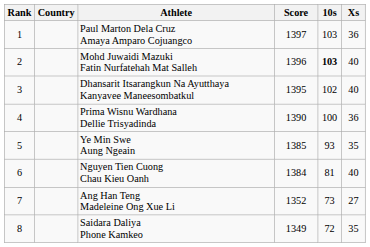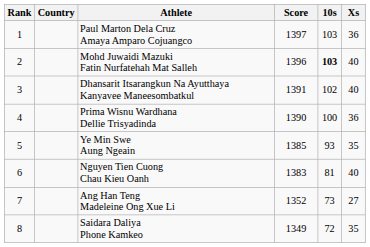(296, 90) 1395 -> (296, 90) 1391
(296, 173) 1384 -> (296, 173) 1383
